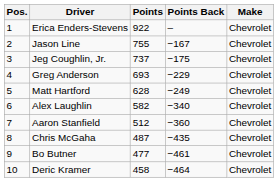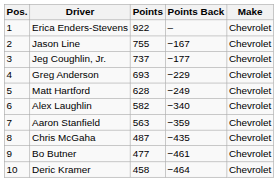(179, 59) −175 -> (179, 59) −177
(141, 122) 512 -> (141, 122) 563
(179, 122) −360 -> (179, 122) −359
